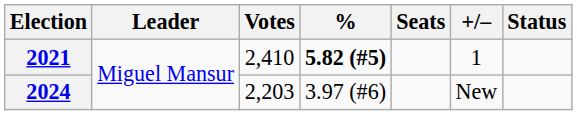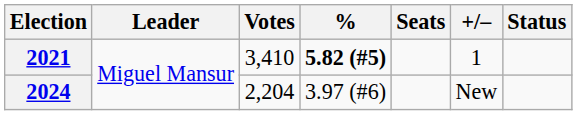(270, 57) 2,410 -> (270, 57) 3,410
(270, 92) 2,203 -> (270, 92) 2,204
